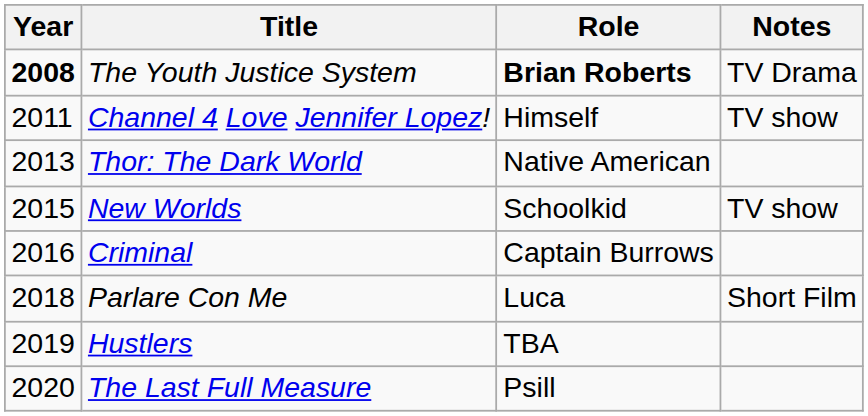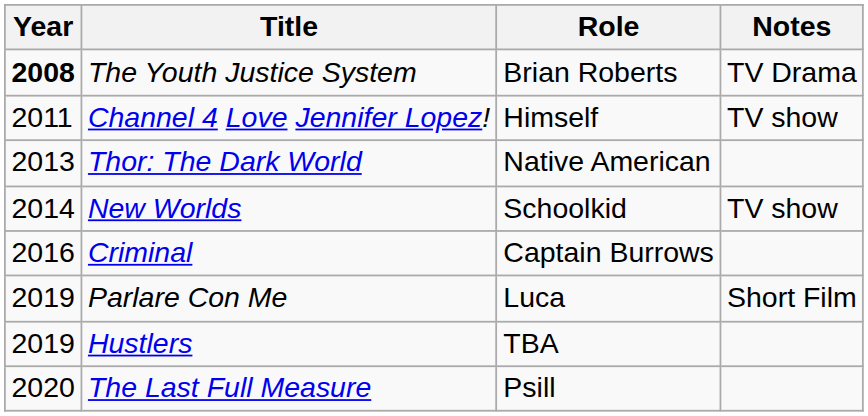(597, 72) bold -> (590, 72) normal
(43, 207) 2015 -> (43, 207) 2014
(43, 298) 2018 -> (43, 298) 2019
